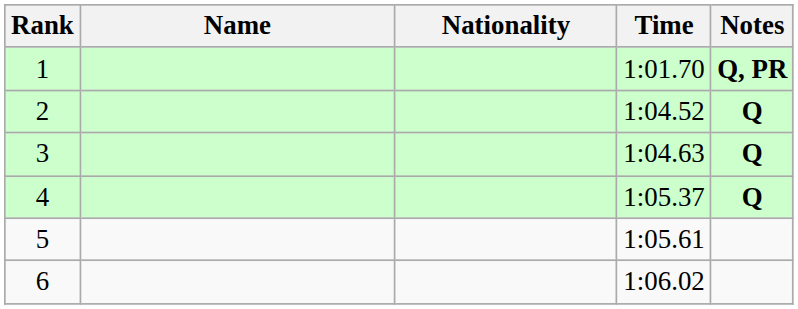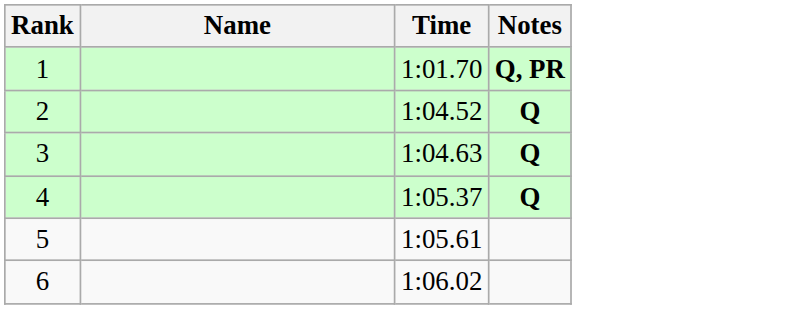- column: (506, 25)
